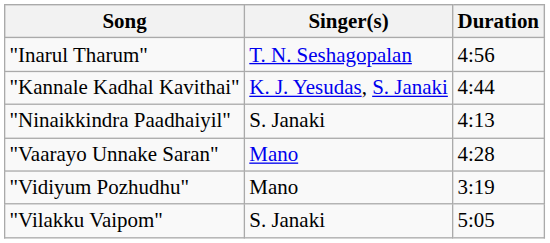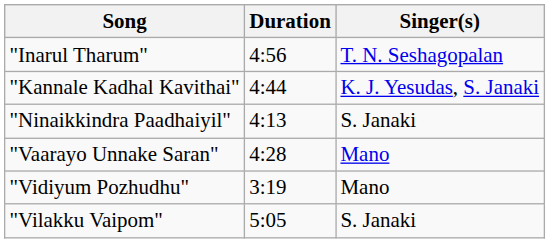columns swapped: (349, 21) <-> (498, 21)
